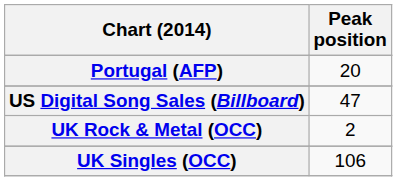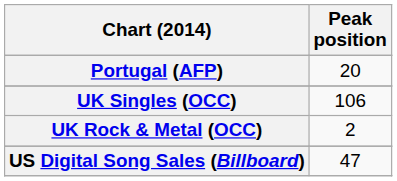rows swapped: (157, 160) <-> (157, 100)
